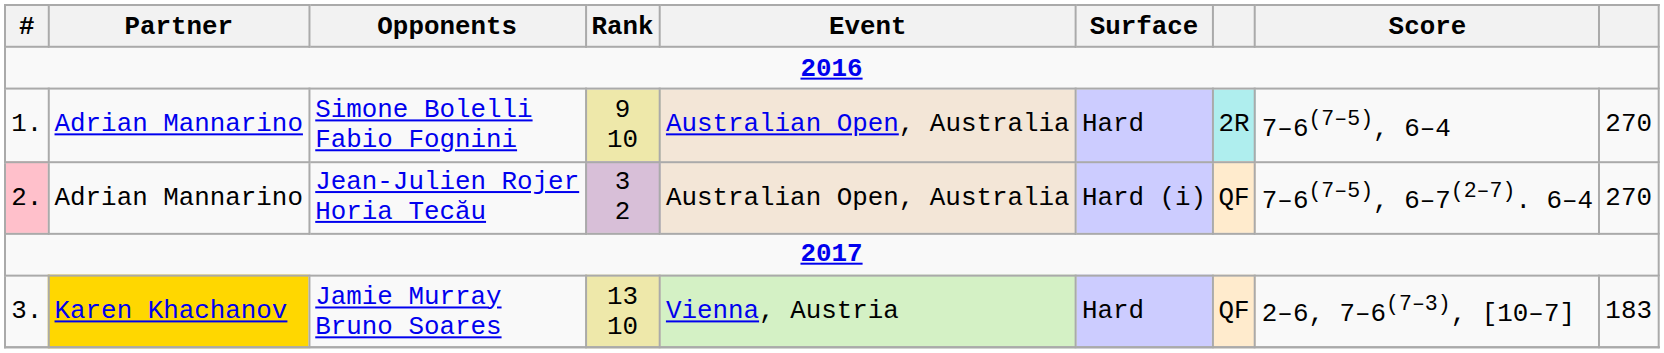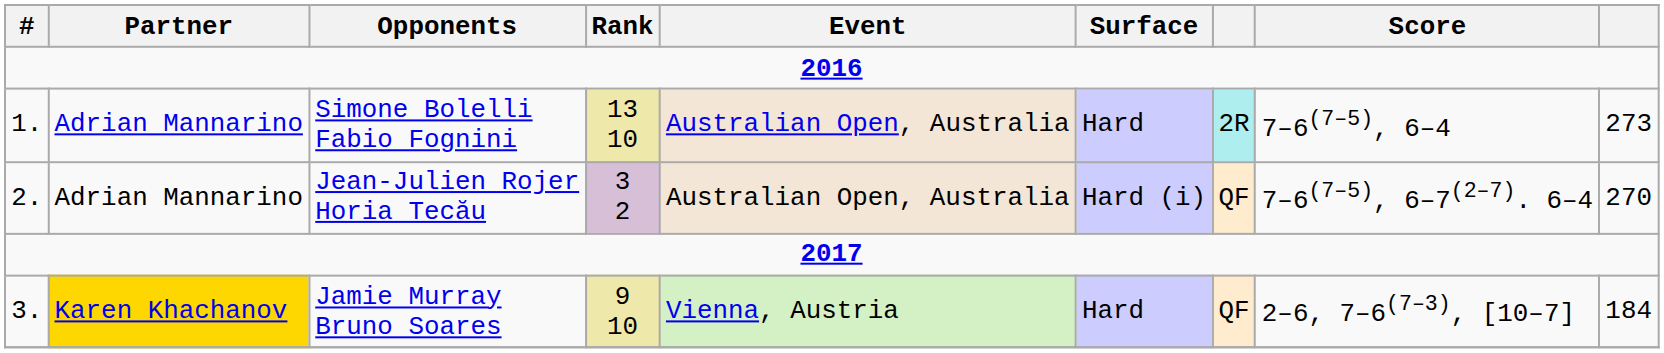(623, 125) 9 10 -> (623, 125) 13 10
(1629, 125) 270 -> (1629, 125) 273
(27, 197) pink background -> (27, 197) no background
(623, 312) 13 10 -> (623, 312) 9 10
(1629, 312) 183 -> (1629, 312) 184
